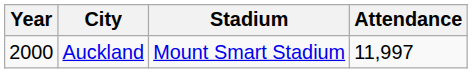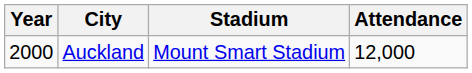(384, 51) 11,997 -> (385, 51) 12,000
